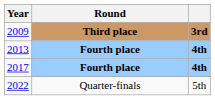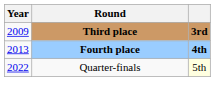- row: (18, 68)
(199, 86) no background -> (199, 68) lightyellow background
